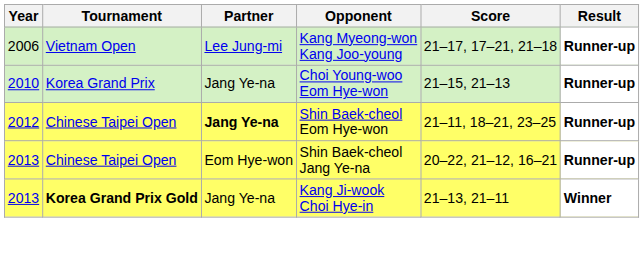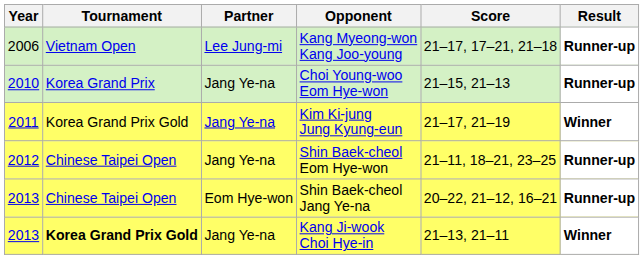+ row: (351, 122)
(242, 122) bold -> (240, 160) normal
